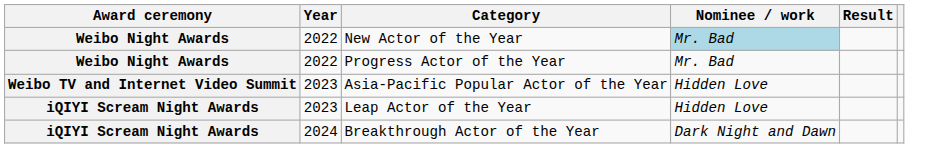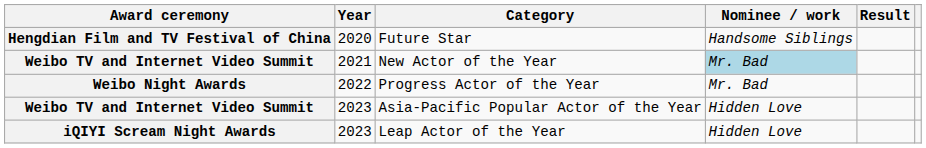+ row: (425, 39)
(152, 39) Weibo Night Awards -> (169, 62) Weibo TV and Internet Video Summit
(321, 39) 2022 -> (355, 62) 2021
- row: (472, 132)
